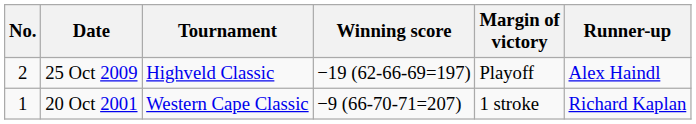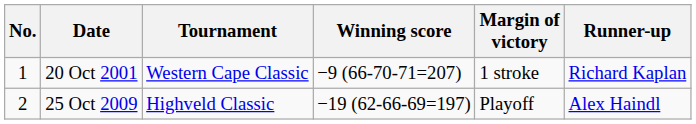rows swapped: (91, 103) <-> (91, 73)
